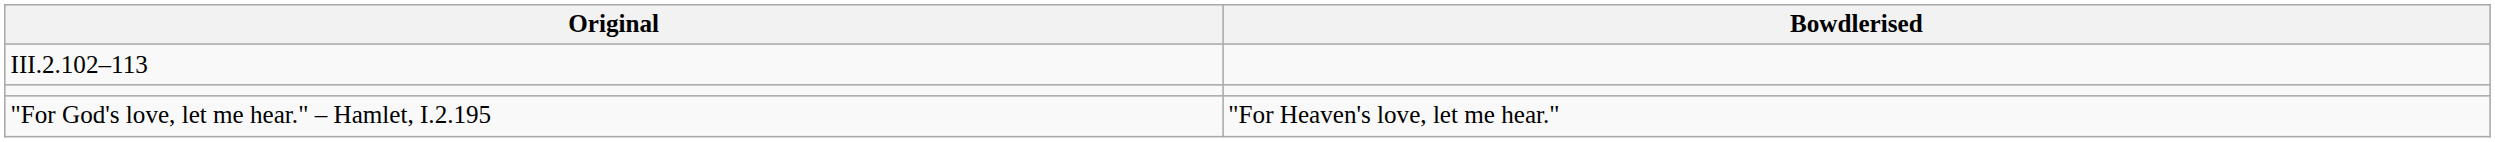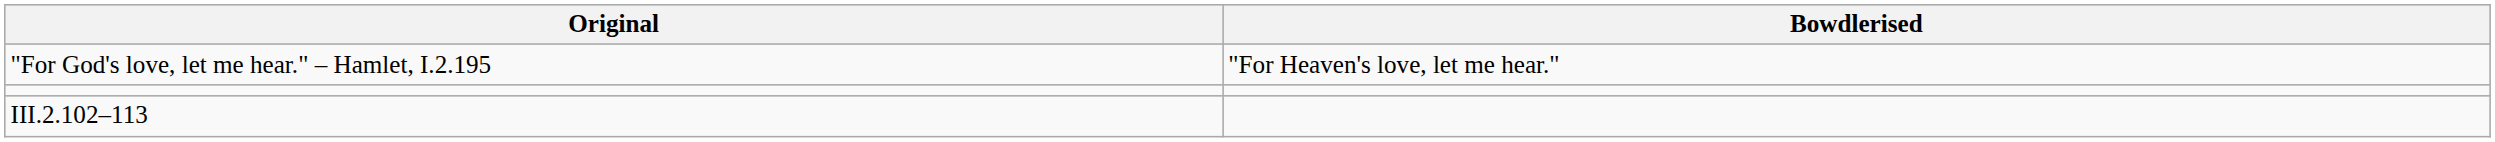rows swapped: (251, 115) <-> (79, 64)
